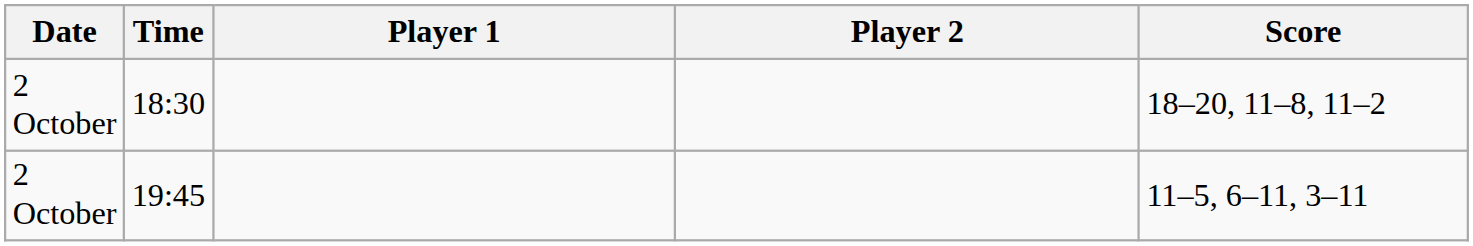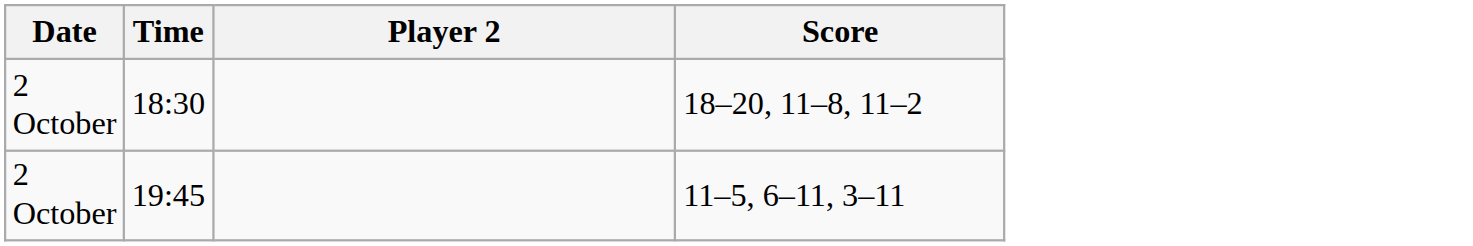- column: (444, 31)
